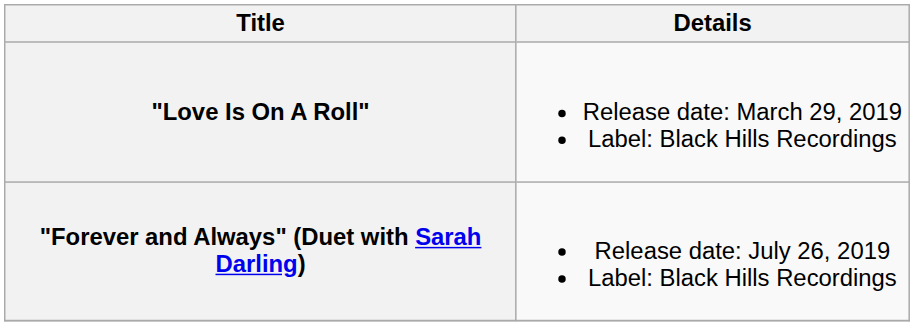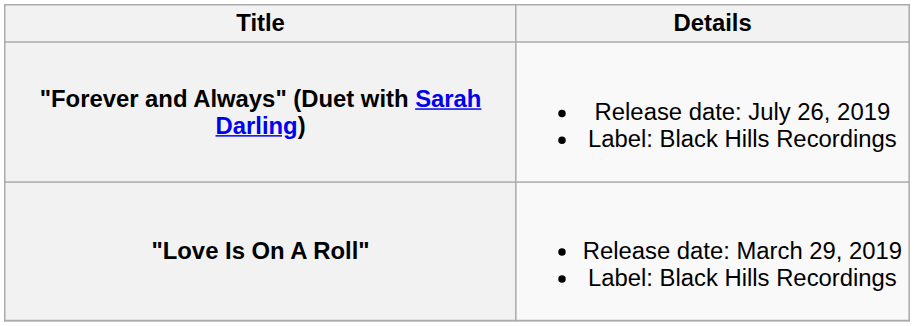rows swapped: (261, 111) <-> (261, 251)
